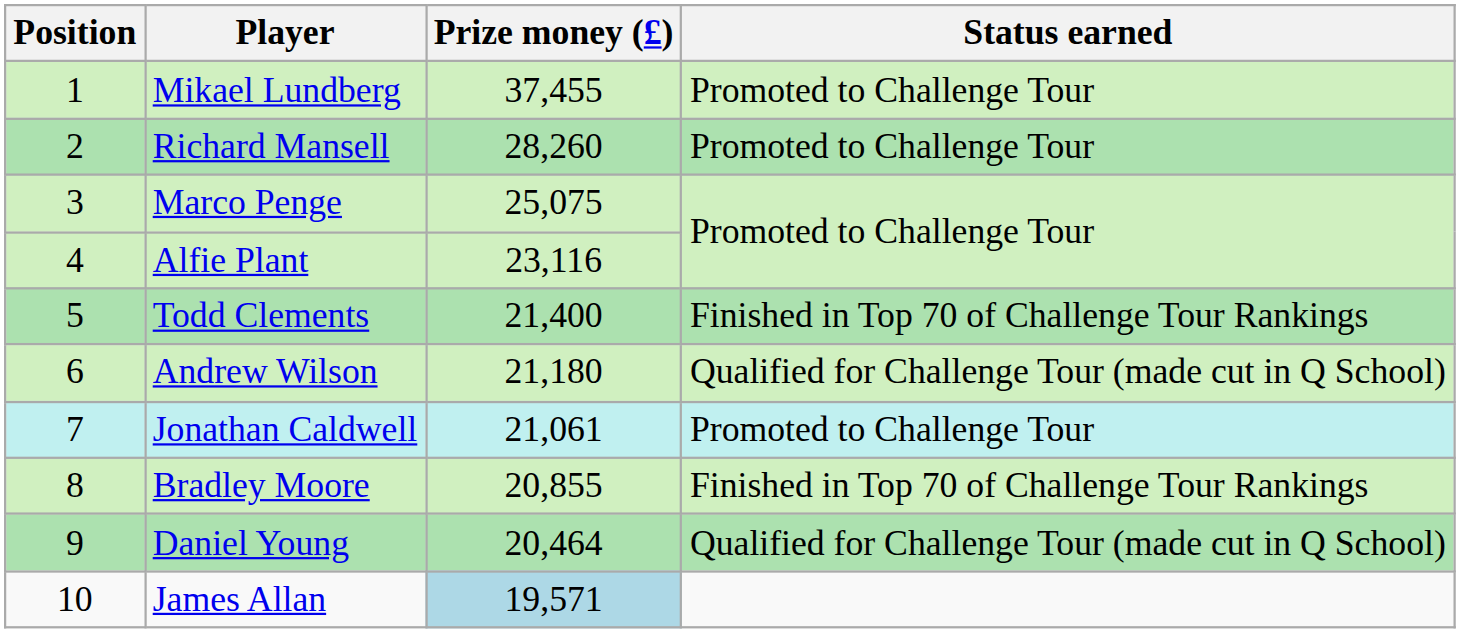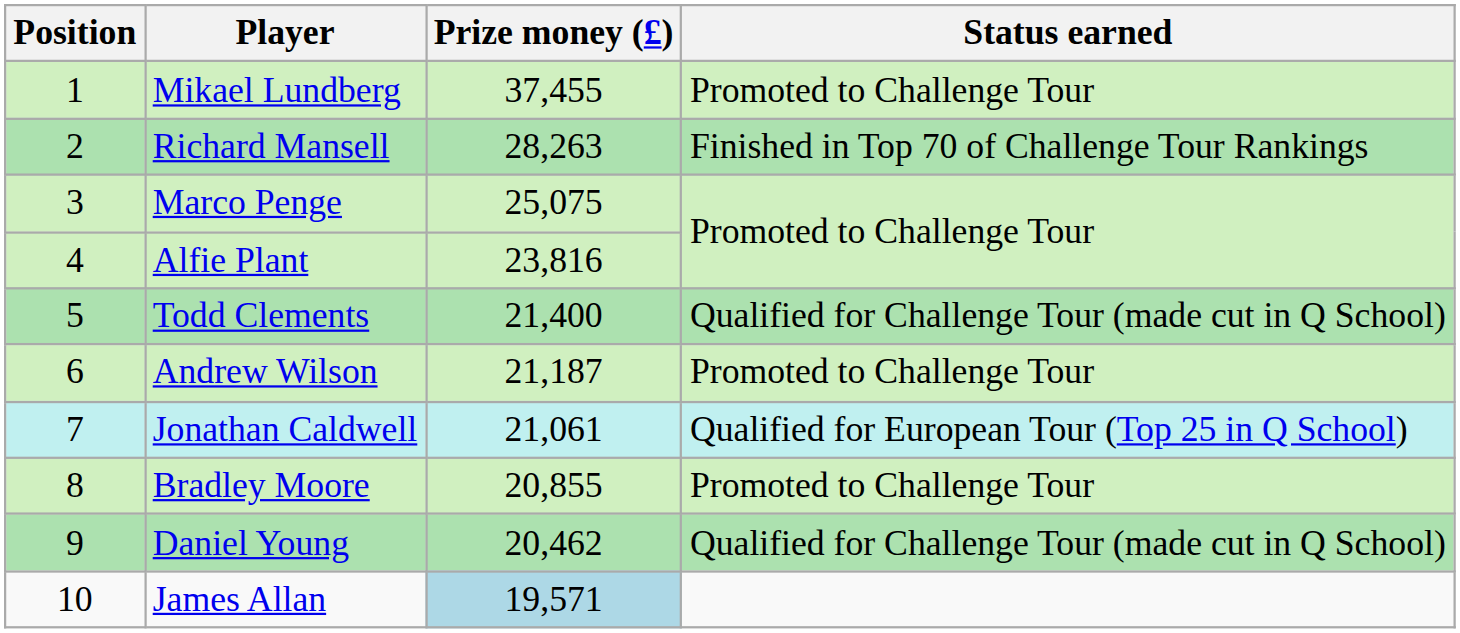(554, 145) 28,260 -> (554, 145) 28,263
(892, 145) Promoted to Challenge Tour -> (1029, 145) Finished in Top 70 of Challenge Tour Rankings
(554, 259) 23,116 -> (554, 259) 23,816
(1029, 315) Finished in Top 70 of Challenge Tour Rankings -> (1068, 315) Qualified for Challenge Tour (made cut in Q School)
(554, 372) 21,180 -> (554, 372) 21,187
(1068, 372) Qualified for Challenge Tour (made cut in Q School) -> (892, 372) Promoted to Challenge Tour
(892, 428) Promoted to Challenge Tour -> (1049, 428) Qualified for European Tour (Top 25 in Q School)
(1029, 485) Finished in Top 70 of Challenge Tour Rankings -> (892, 485) Promoted to Challenge Tour
(554, 542) 20,464 -> (554, 542) 20,462
